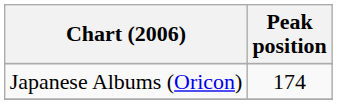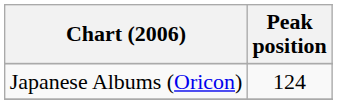(290, 81) 174 -> (290, 81) 124
